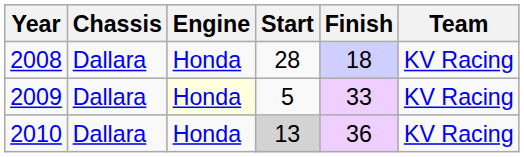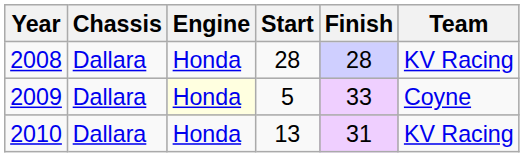(359, 60) 18 -> (359, 60) 28
(459, 97) KV Racing -> (437, 97) Coyne
(287, 134) lightgrey background -> (287, 134) no background
(359, 134) 36 -> (359, 134) 31
